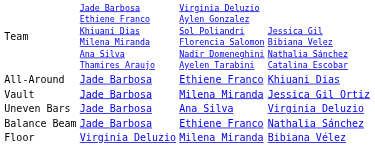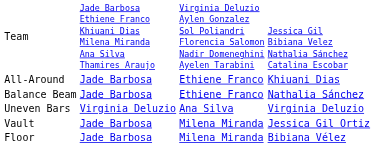rows swapped: (19, 94) <-> (40, 123)
(116, 109) Jade Barbosa -> (128, 109) Virginia Deluzio
(128, 138) Virginia Deluzio -> (116, 138) Jade Barbosa
